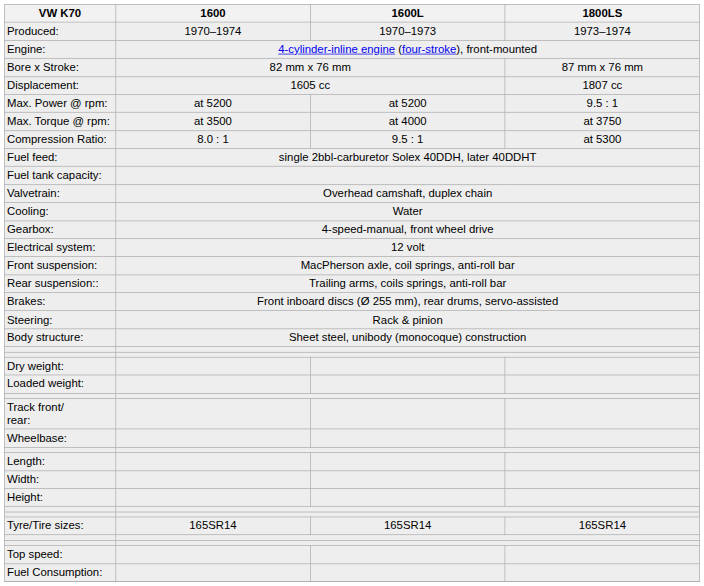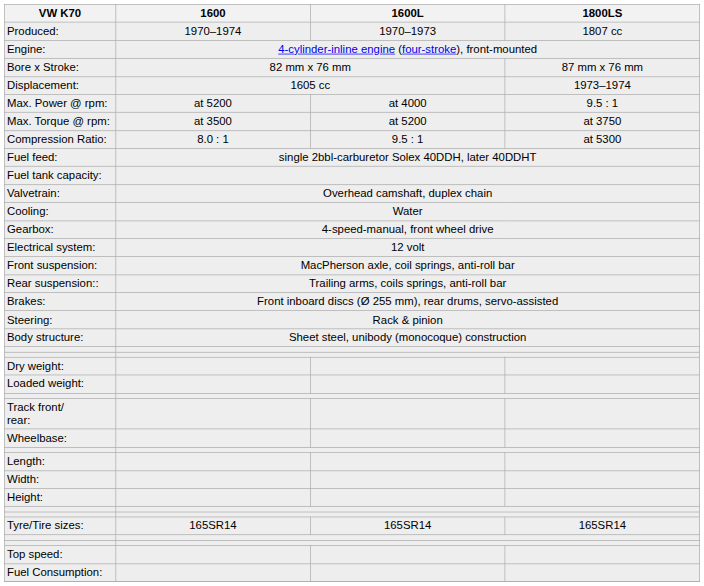(602, 31) 1973–1974 -> (602, 31) 1807 cc
(602, 85) 1807 cc -> (602, 85) 1973–1974
(408, 103) at 5200 -> (408, 103) at 4000
(408, 121) at 4000 -> (408, 121) at 5200
